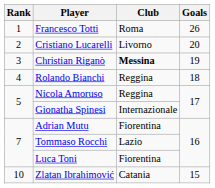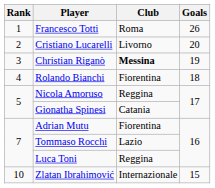(136, 77) Reggina -> (140, 77) Fiorentina
(148, 110) Internazionale -> (134, 110) Catania
(140, 158) Fiorentina -> (136, 158) Reggina
(134, 175) Catania -> (148, 175) Internazionale
